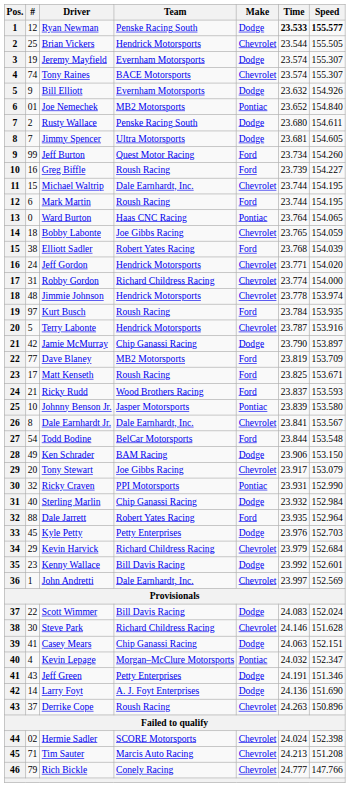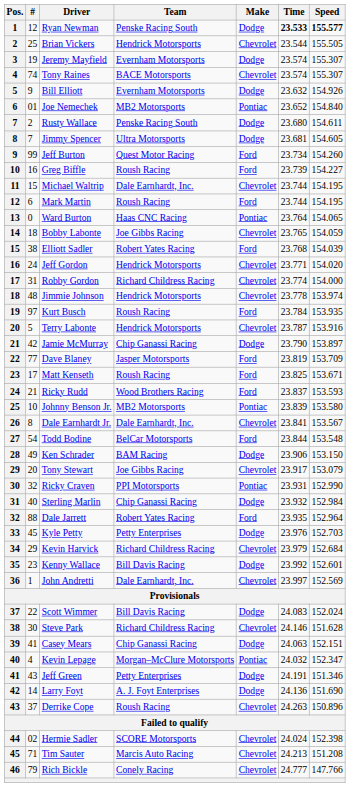(151, 359) MB2 Motorsports -> (153, 359) Jasper Motorsports
(153, 407) Jasper Motorsports -> (151, 407) MB2 Motorsports
